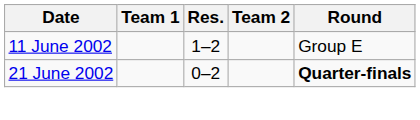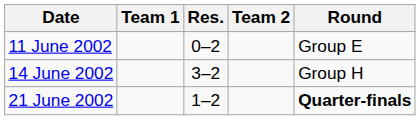(206, 45) 1–2 -> (206, 45) 0–2
+ row: (61, 73)
(206, 73) 0–2 -> (206, 100) 1–2
